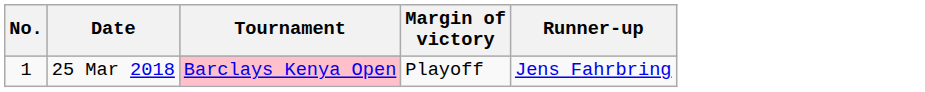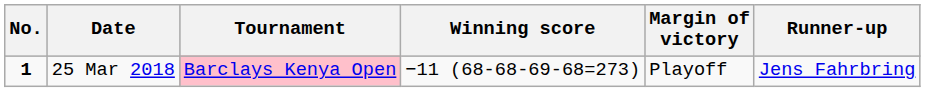+ column: (523, 31)
(26, 71) normal -> (26, 71) bold
